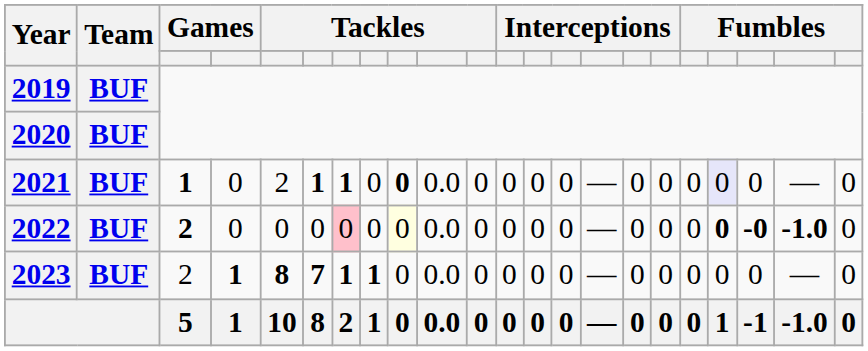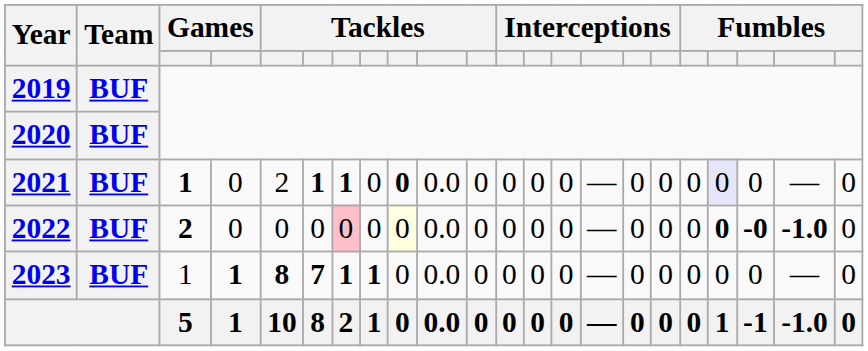(185, 274) 2 -> (185, 274) 1
